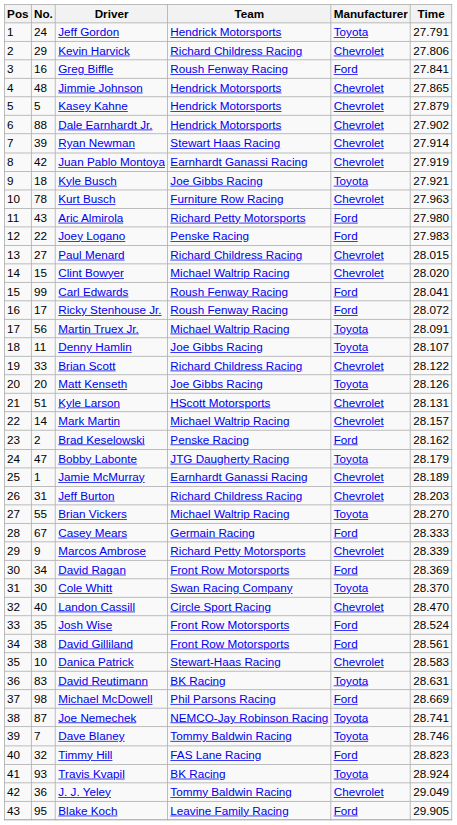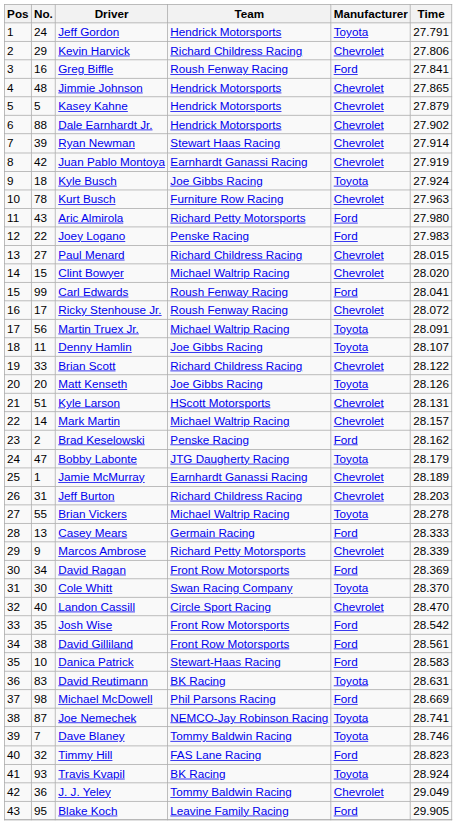(431, 181) 27.921 -> (431, 181) 27.924
(346, 310) Ford -> (359, 310) Chevrolet
(431, 514) 28.270 -> (431, 514) 28.278
(41, 533) 67 -> (41, 533) 13
(431, 625) 28.524 -> (431, 625) 28.542
(359, 662) Chevrolet -> (346, 662) Ford
